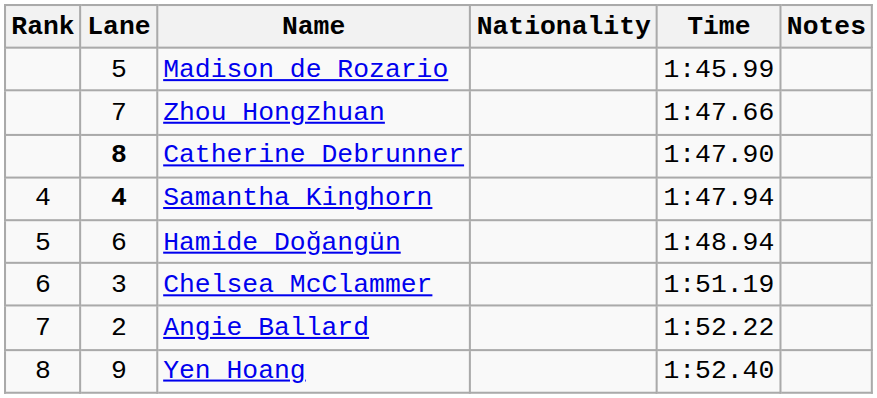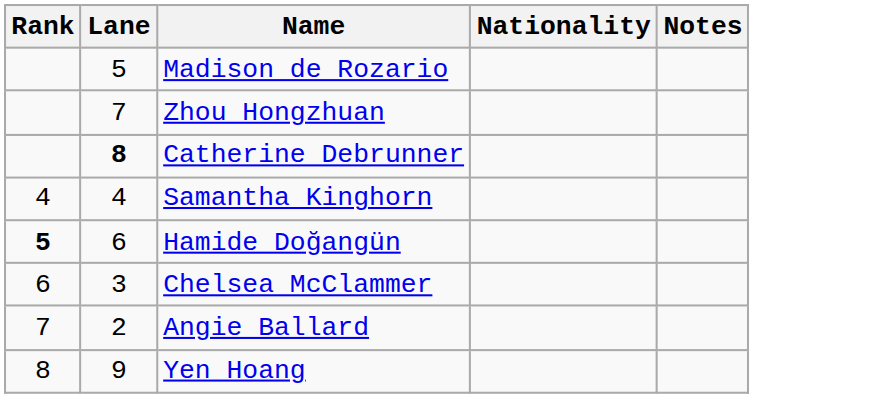- column: (719, 27)
(119, 199) bold -> (119, 199) normal
(43, 242) normal -> (43, 242) bold
